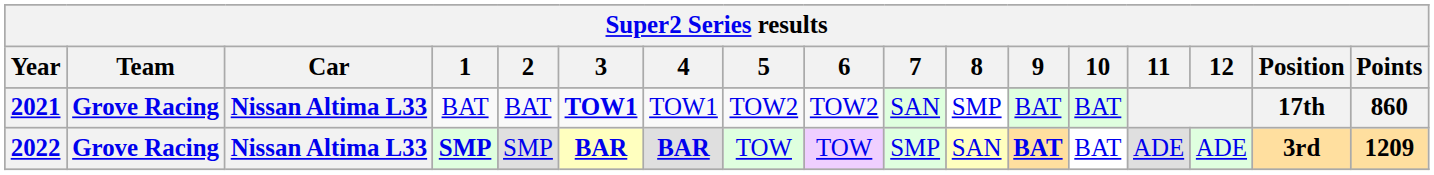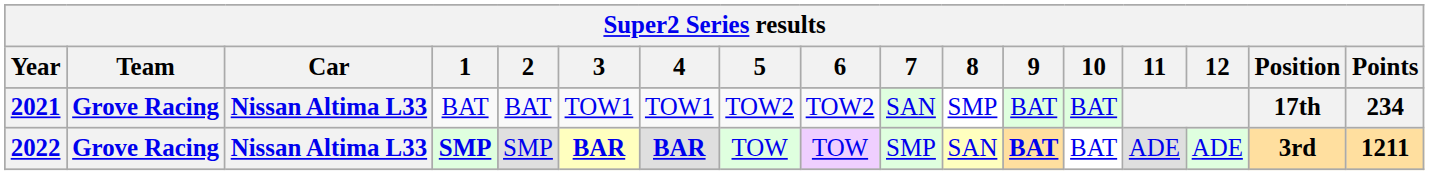(601, 107) bold -> (599, 107) normal
(1389, 107) 860 -> (1385, 107) 234
(1389, 148) 1209 -> (1385, 148) 1211
